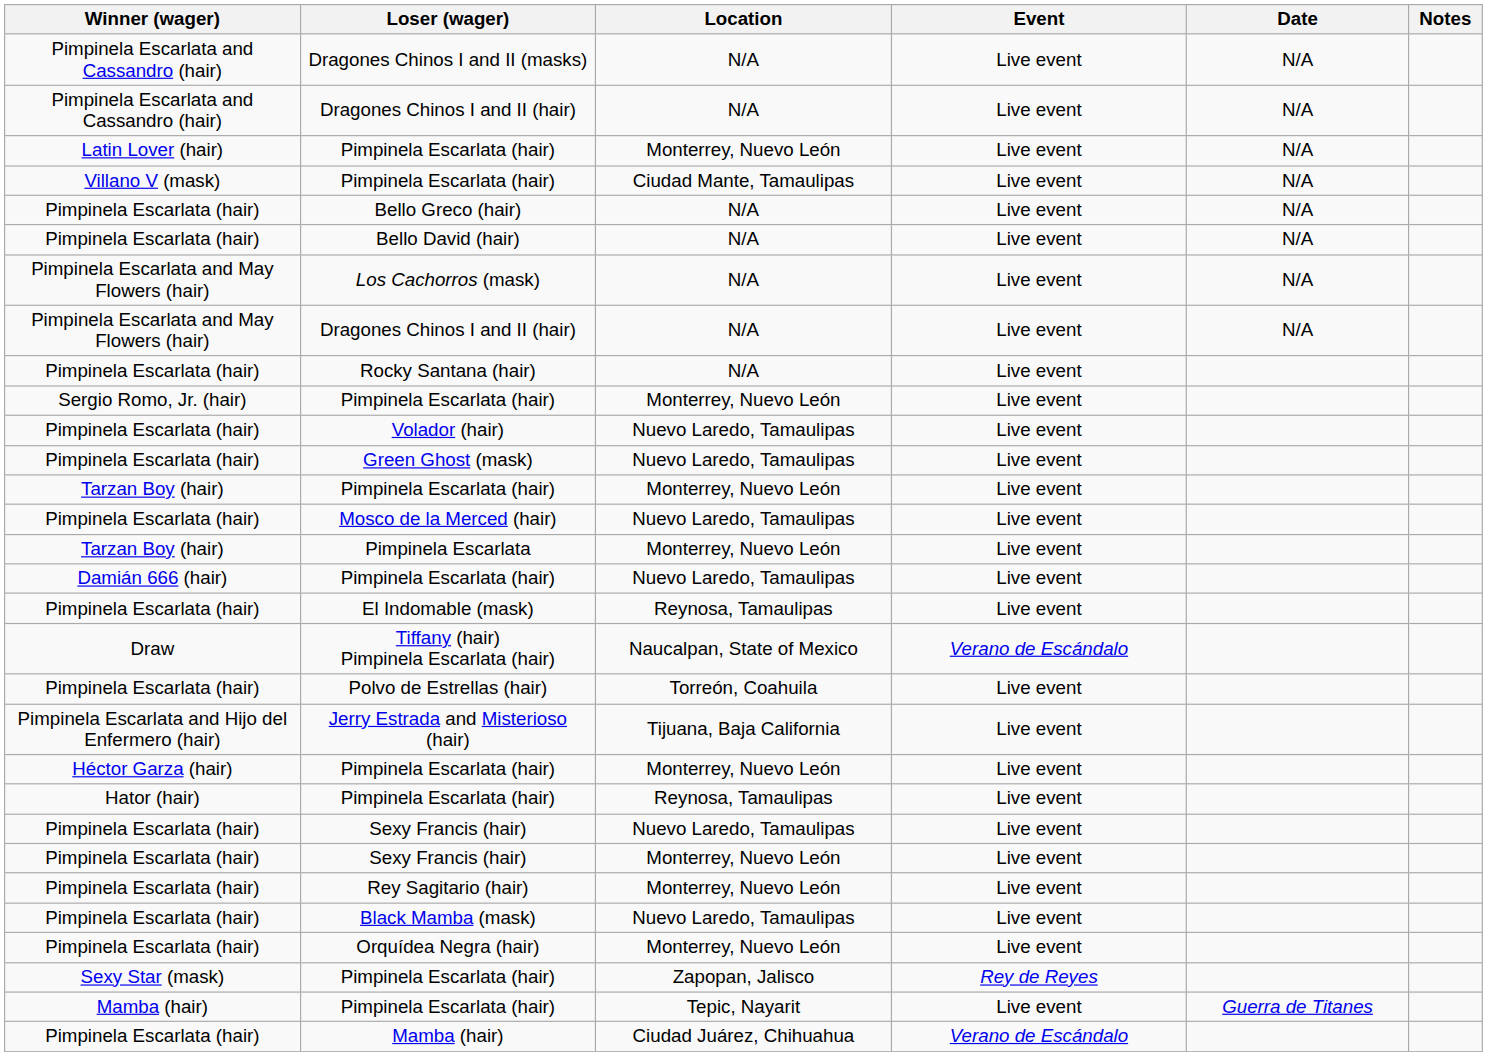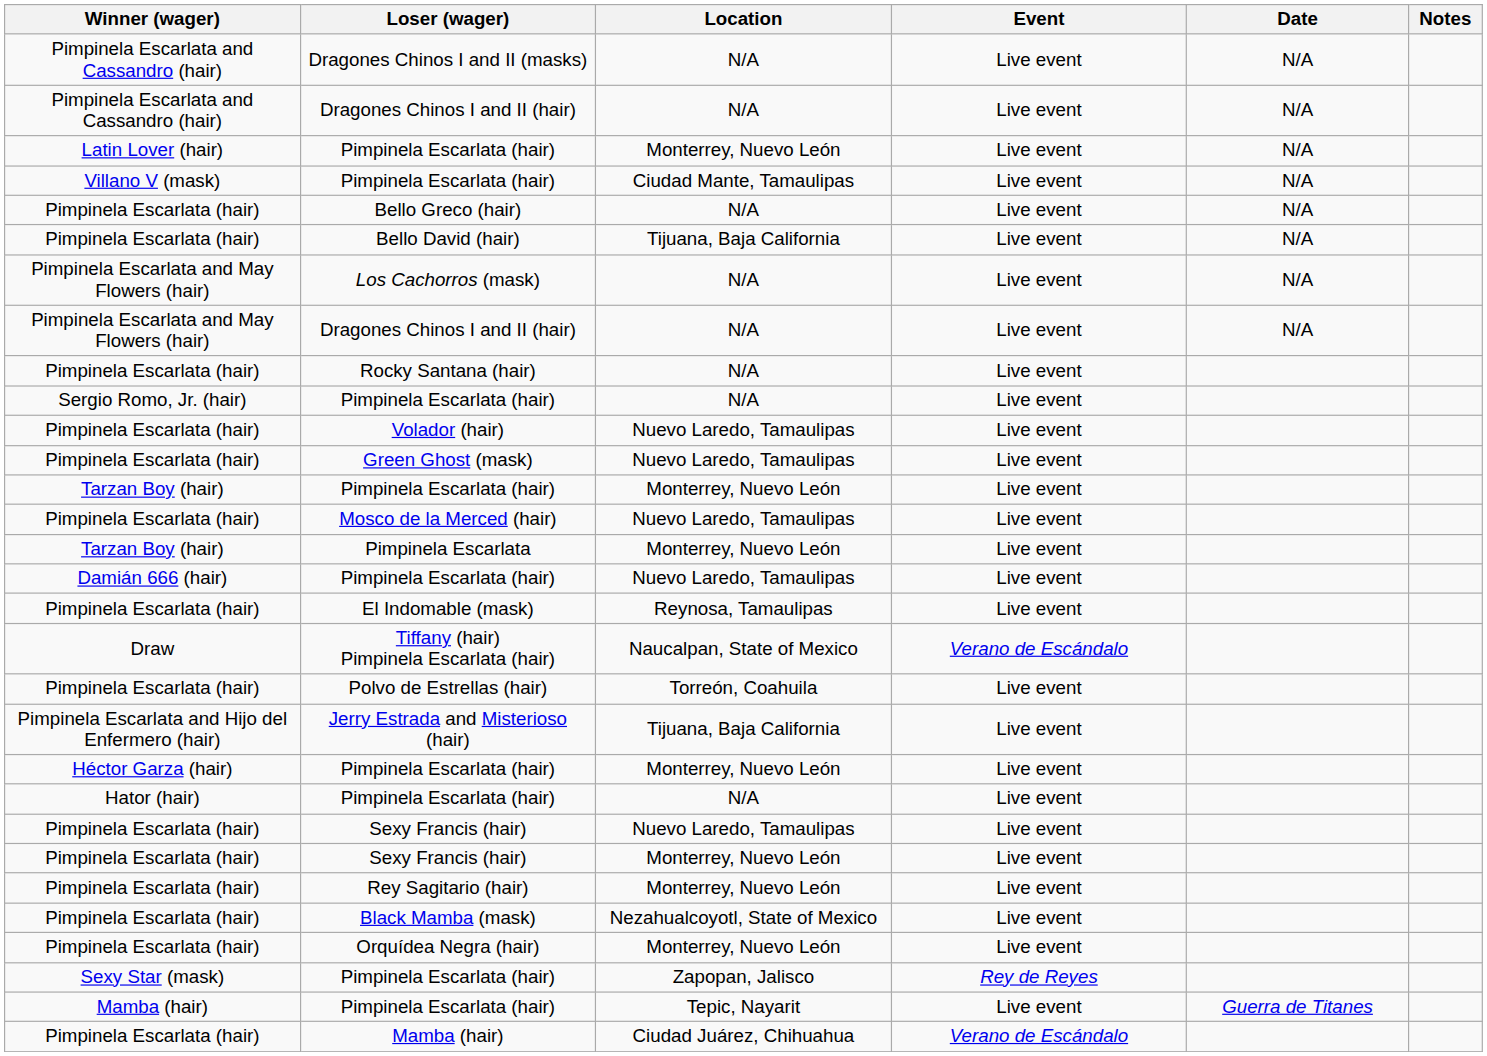(743, 239) N/A -> (743, 239) Tijuana, Baja California
(743, 400) Monterrey, Nuevo León -> (743, 400) N/A
(743, 798) Reynosa, Tamaulipas -> (743, 798) N/A
(743, 917) Nuevo Laredo, Tamaulipas -> (743, 917) Nezahualcoyotl, State of Mexico
